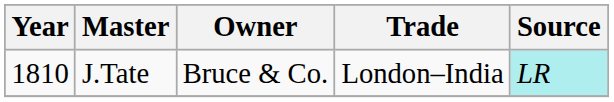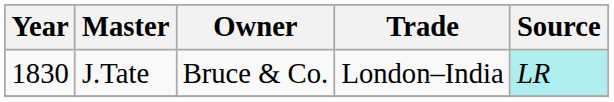(40, 72) 1810 -> (40, 72) 1830
